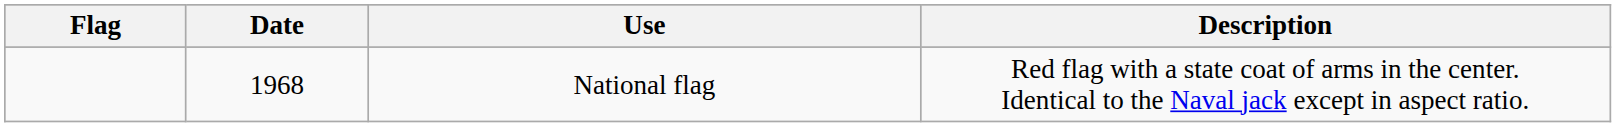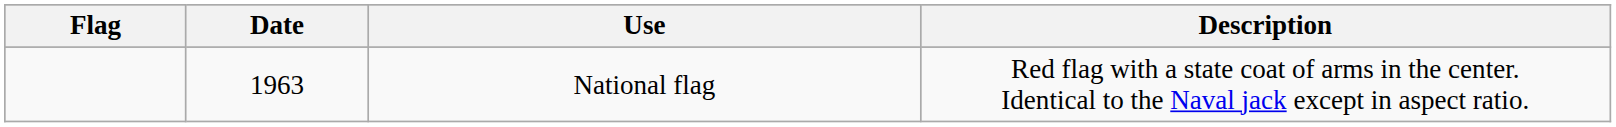(277, 84) 1968 -> (277, 84) 1963
